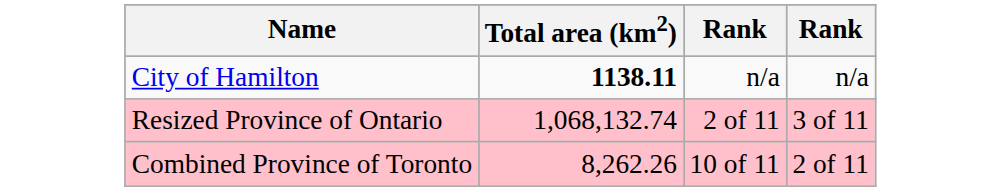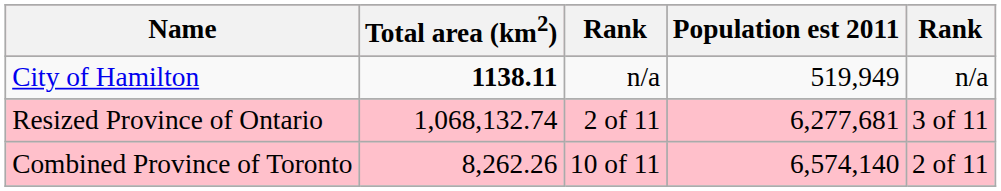+ column: (786, 29)
